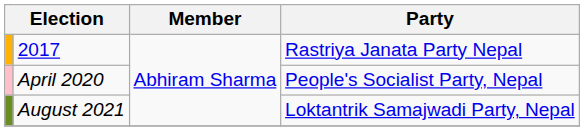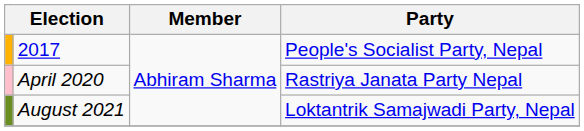(404, 49) Rastriya Janata Party Nepal -> (414, 49) People's Socialist Party, Nepal
(414, 79) People's Socialist Party, Nepal -> (404, 79) Rastriya Janata Party Nepal
